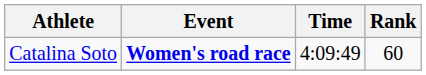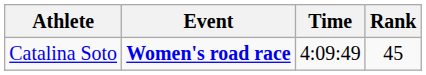(393, 53) 60 -> (393, 53) 45
